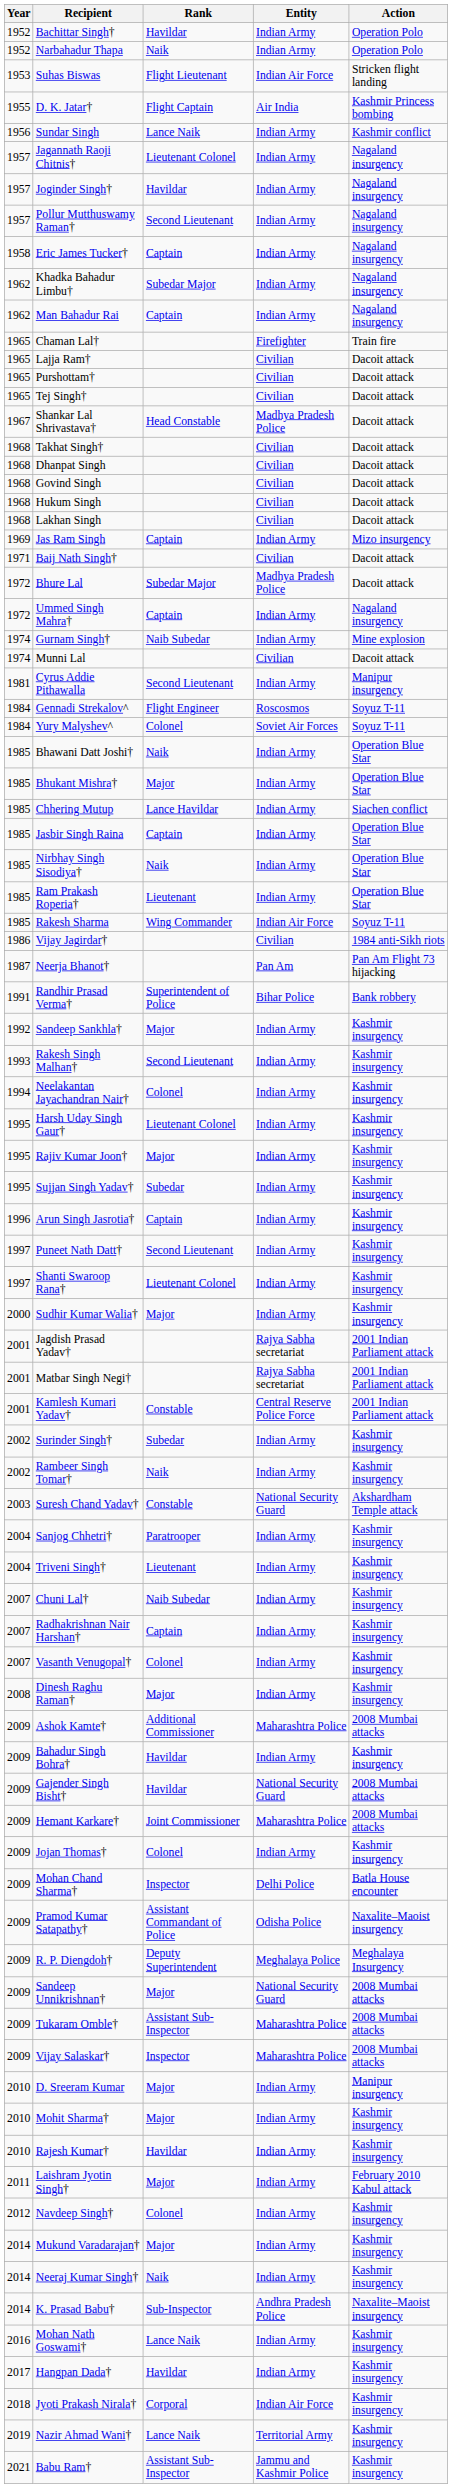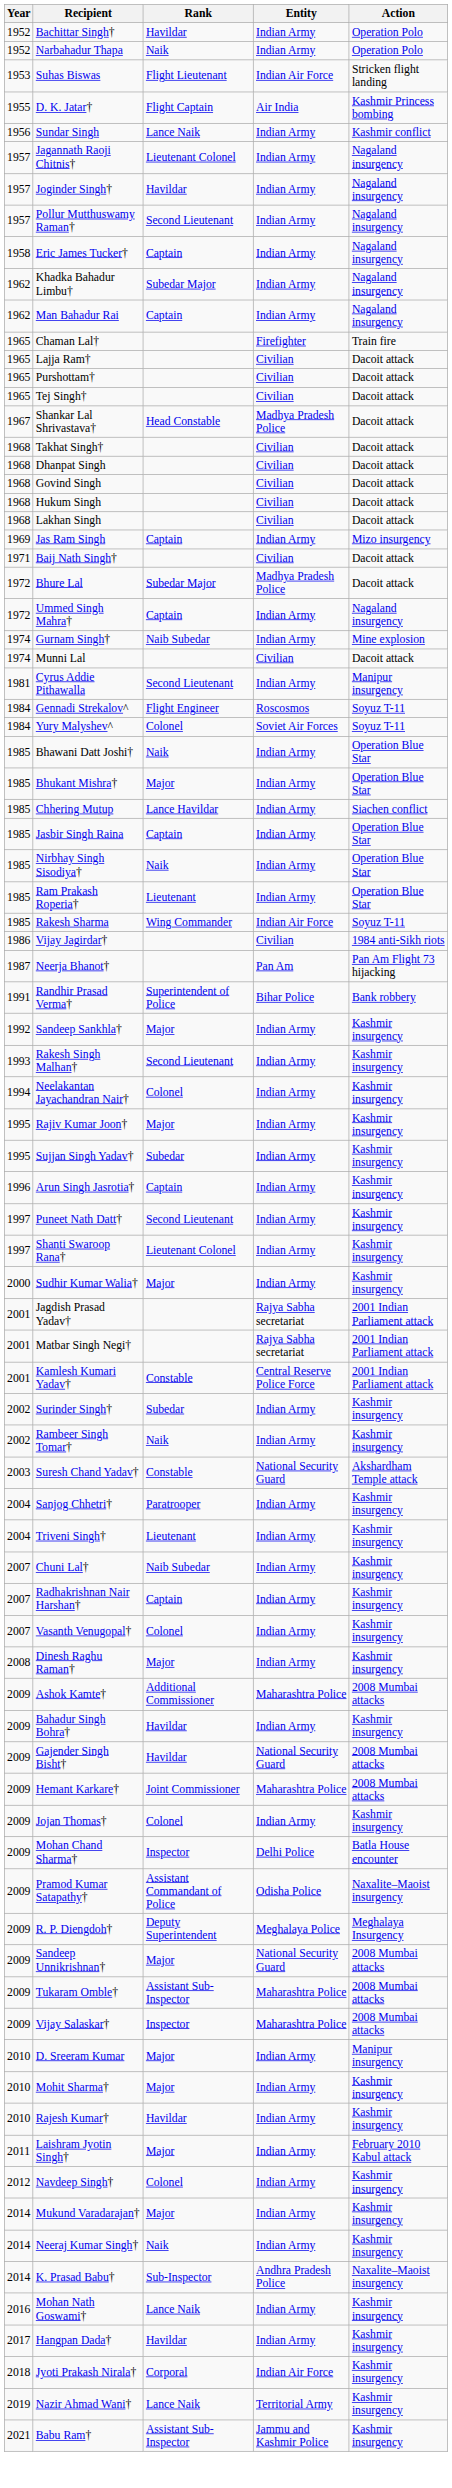- row: (79, 1124)
